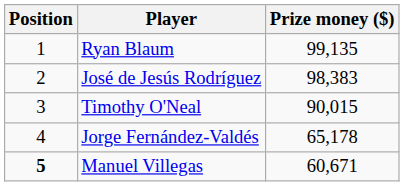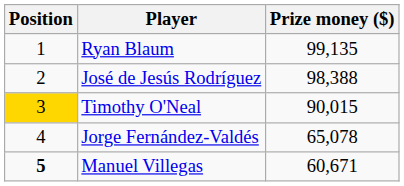(332, 78) 98,383 -> (332, 78) 98,388
(41, 107) no background -> (41, 107) gold background
(332, 136) 65,178 -> (332, 136) 65,078
